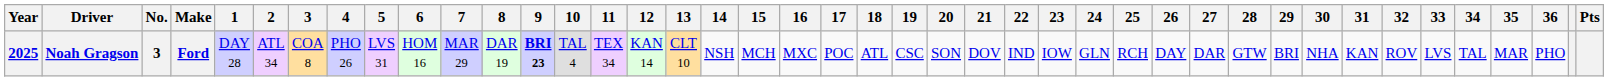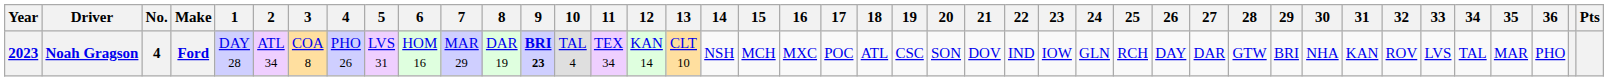(23, 52) 2025 -> (23, 52) 2023
(157, 52) 3 -> (157, 52) 4
